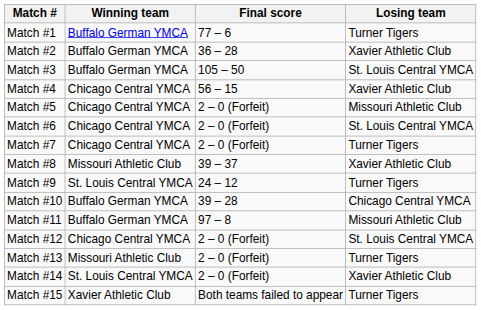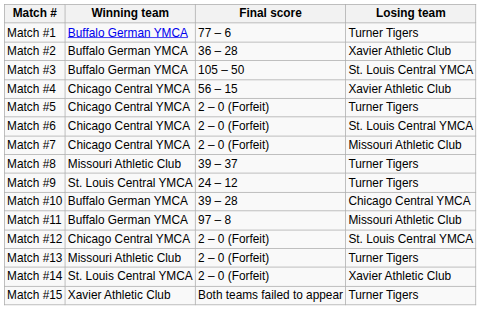(405, 107) Missouri Athletic Club -> (383, 107) Turner Tigers
(383, 145) Turner Tigers -> (405, 145) Missouri Athletic Club
(400, 164) Xavier Athletic Club -> (383, 164) Turner Tigers
